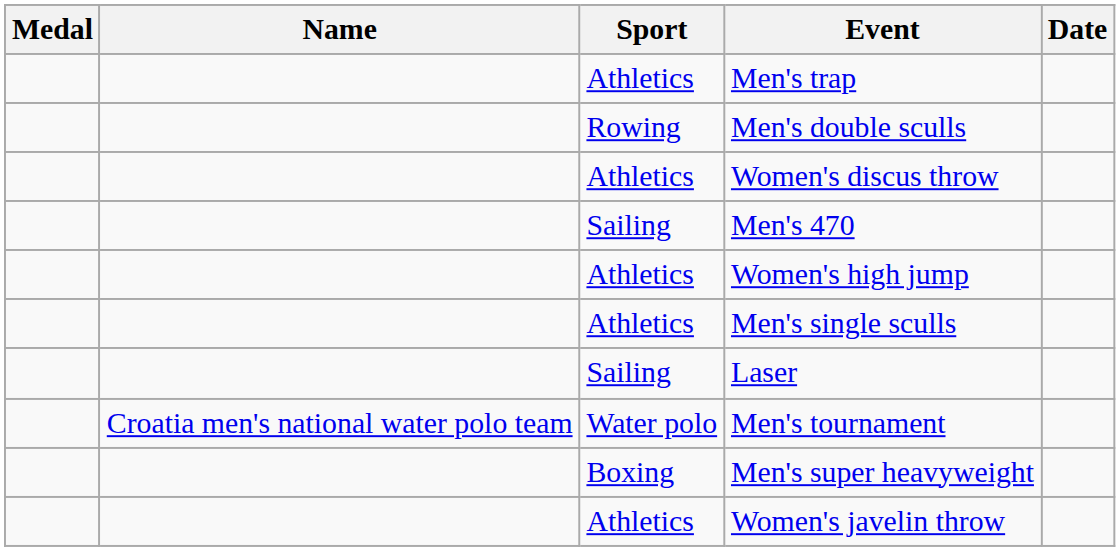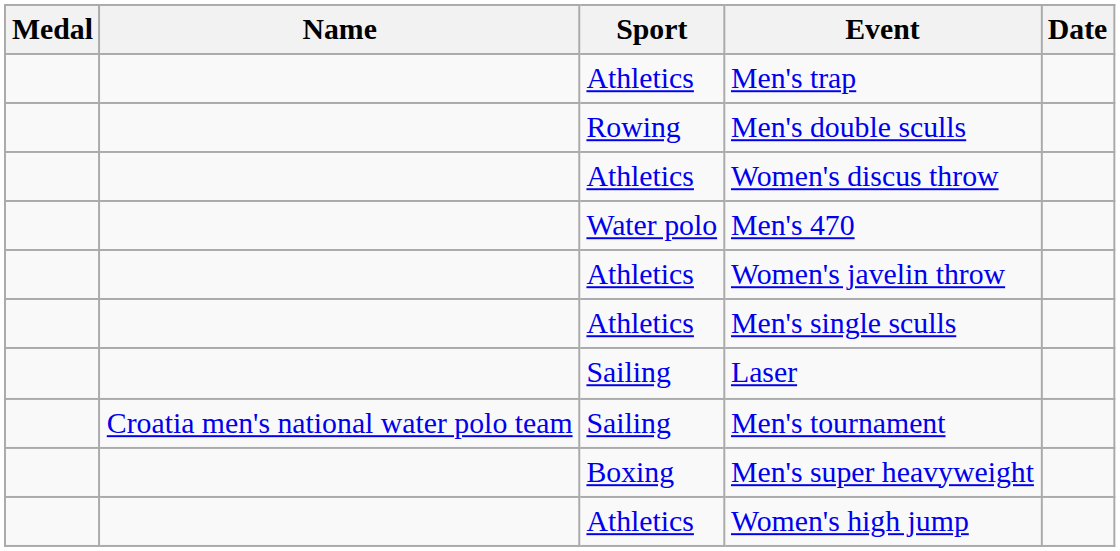(629, 225) Sailing -> (652, 225) Water polo
rows swapped: (868, 520) <-> (850, 274)
(652, 422) Water polo -> (629, 422) Sailing
